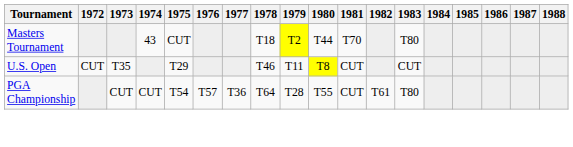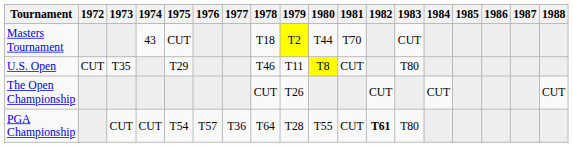(410, 40) T80 -> (410, 40) CUT
(410, 66) CUT -> (410, 66) T80
+ row: (41, 93)
(381, 93) normal -> (381, 126) bold
